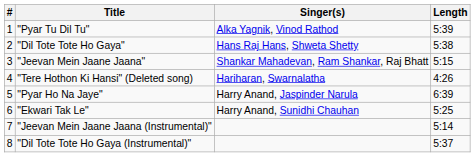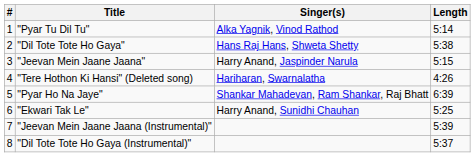(443, 29) 5:39 -> (443, 29) 5:14
(323, 62) Shankar Mahadevan, Ram Shankar, Raj Bhatt -> (287, 62) Harry Anand, Jaspinder Narula
(287, 95) Harry Anand, Jaspinder Narula -> (323, 95) Shankar Mahadevan, Ram Shankar, Raj Bhatt
(443, 127) 5:14 -> (443, 127) 5:39
